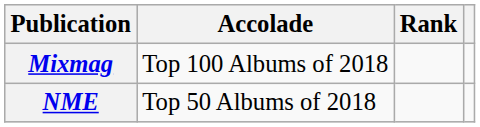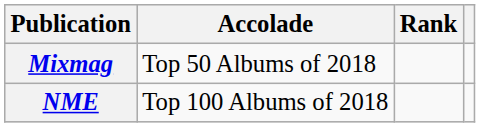(265, 63) Top 100 Albums of 2018 -> (259, 63) Top 50 Albums of 2018
(259, 102) Top 50 Albums of 2018 -> (265, 102) Top 100 Albums of 2018
